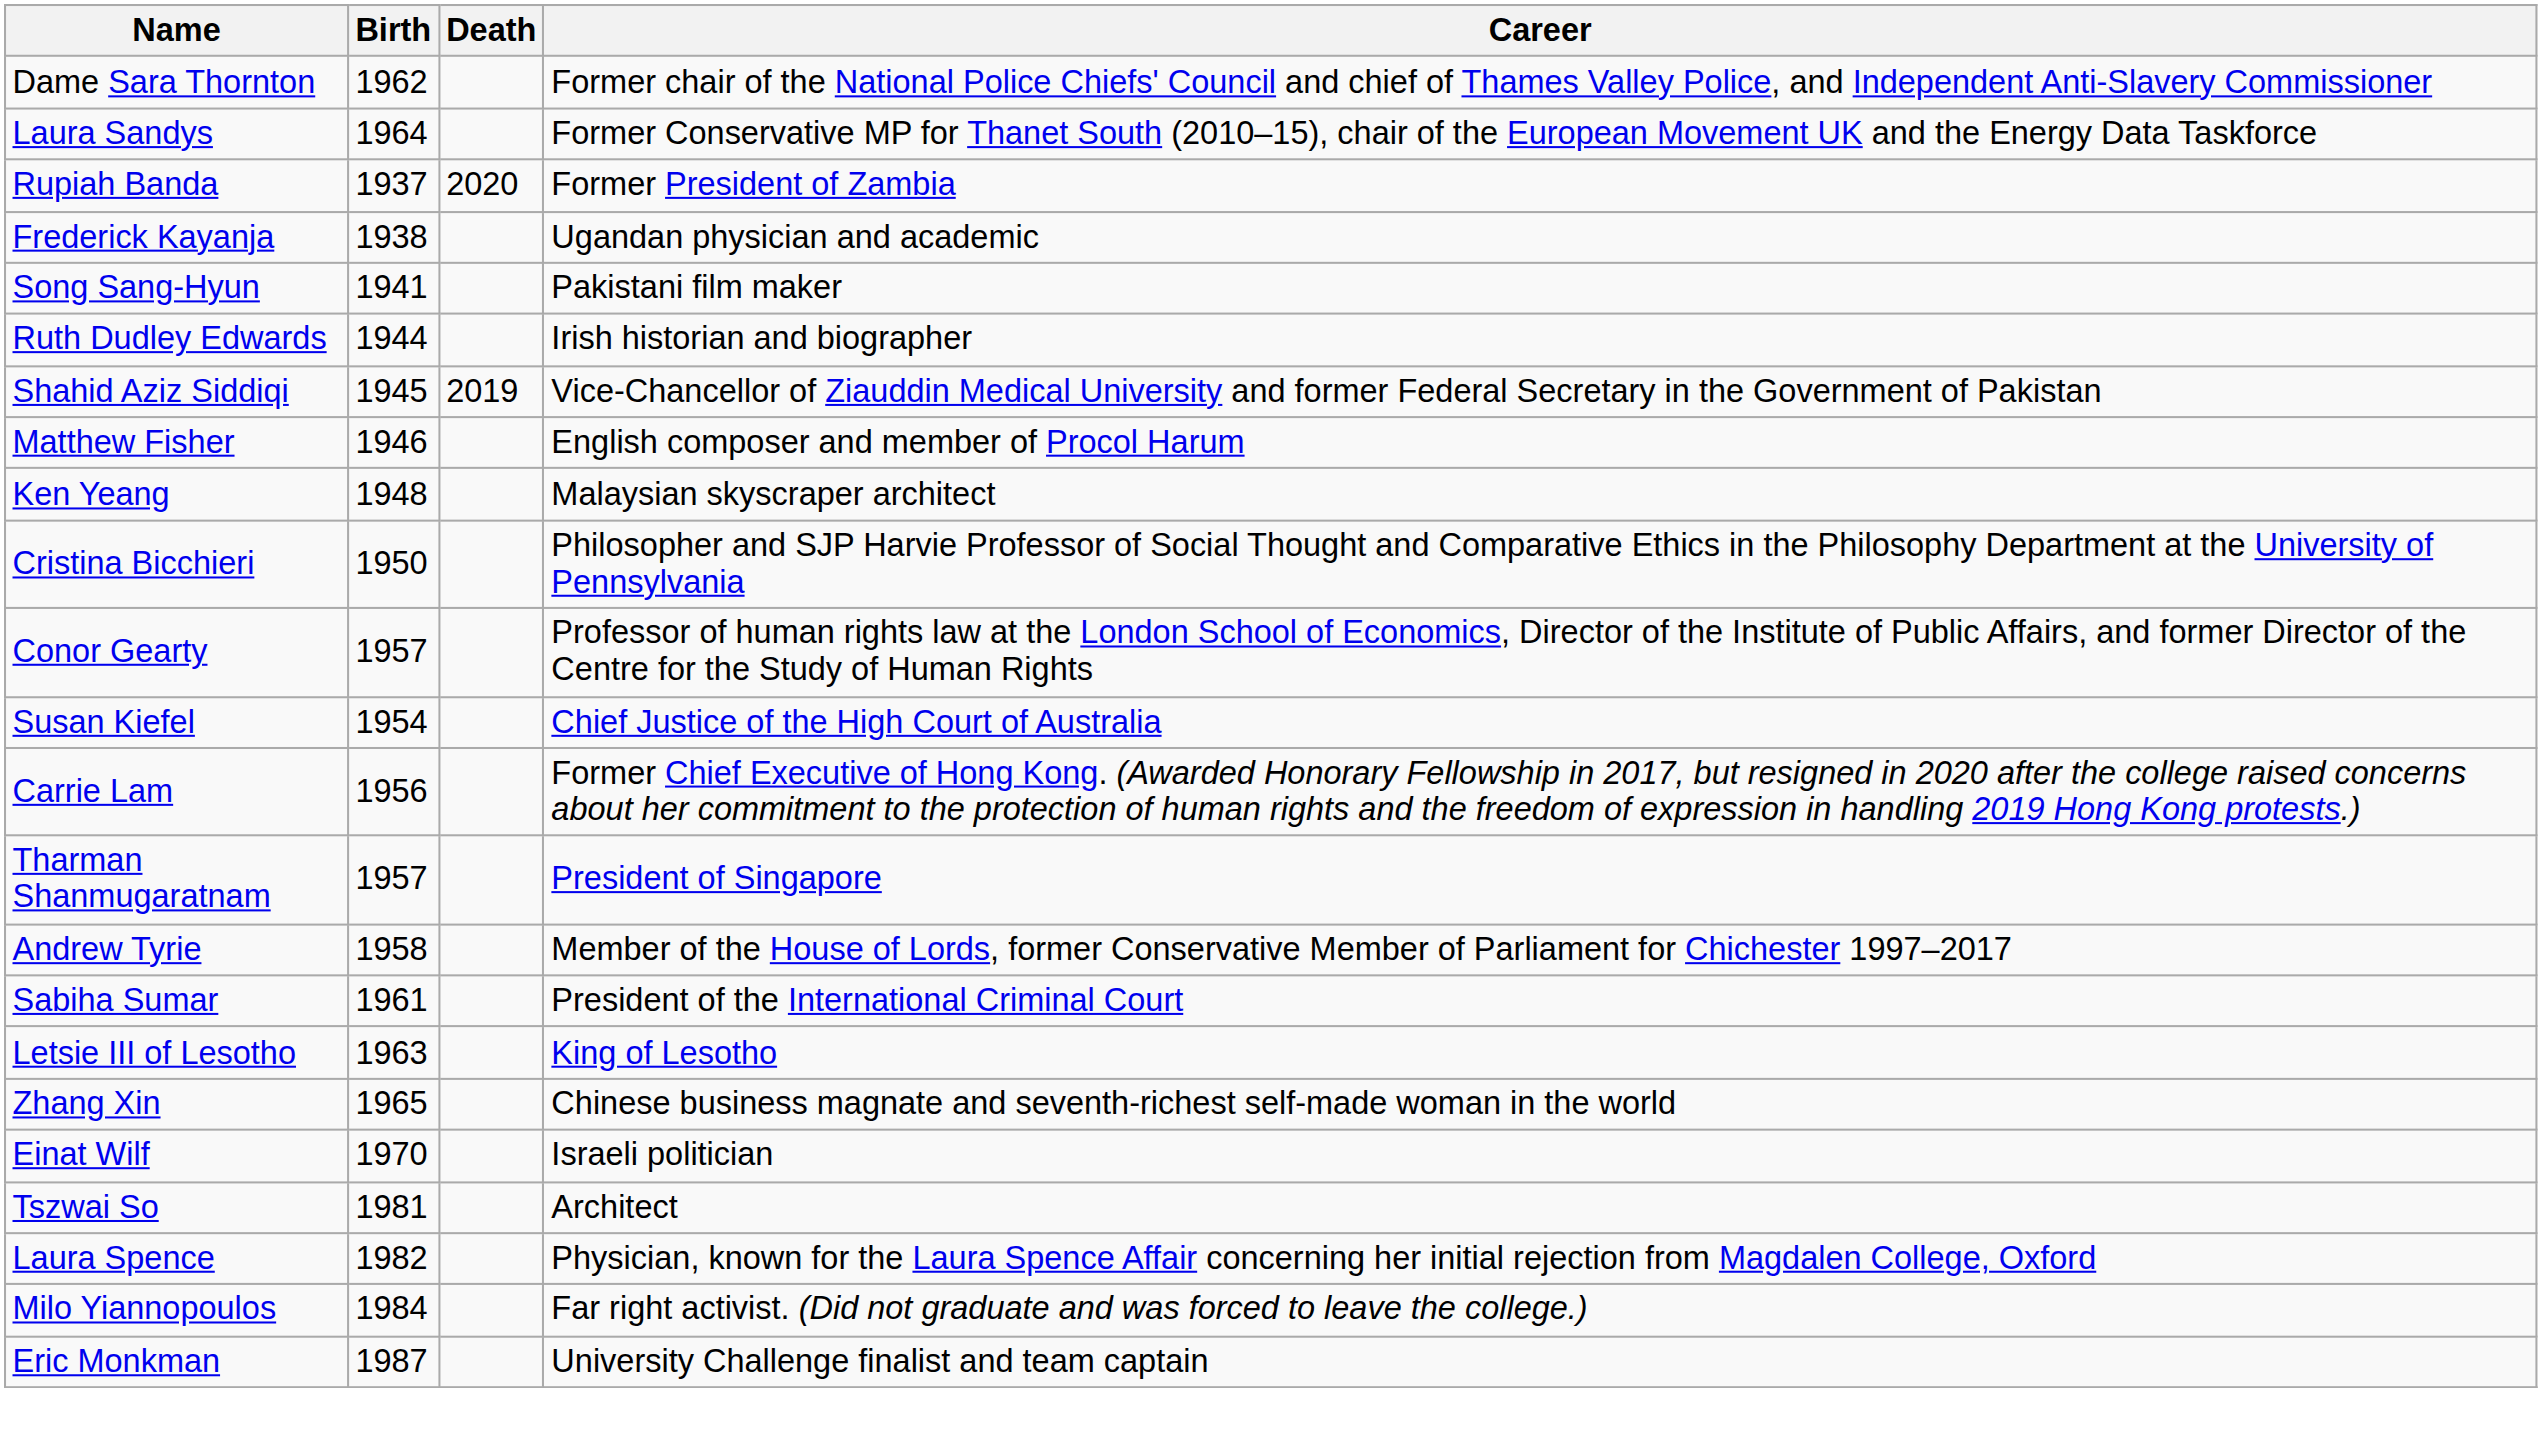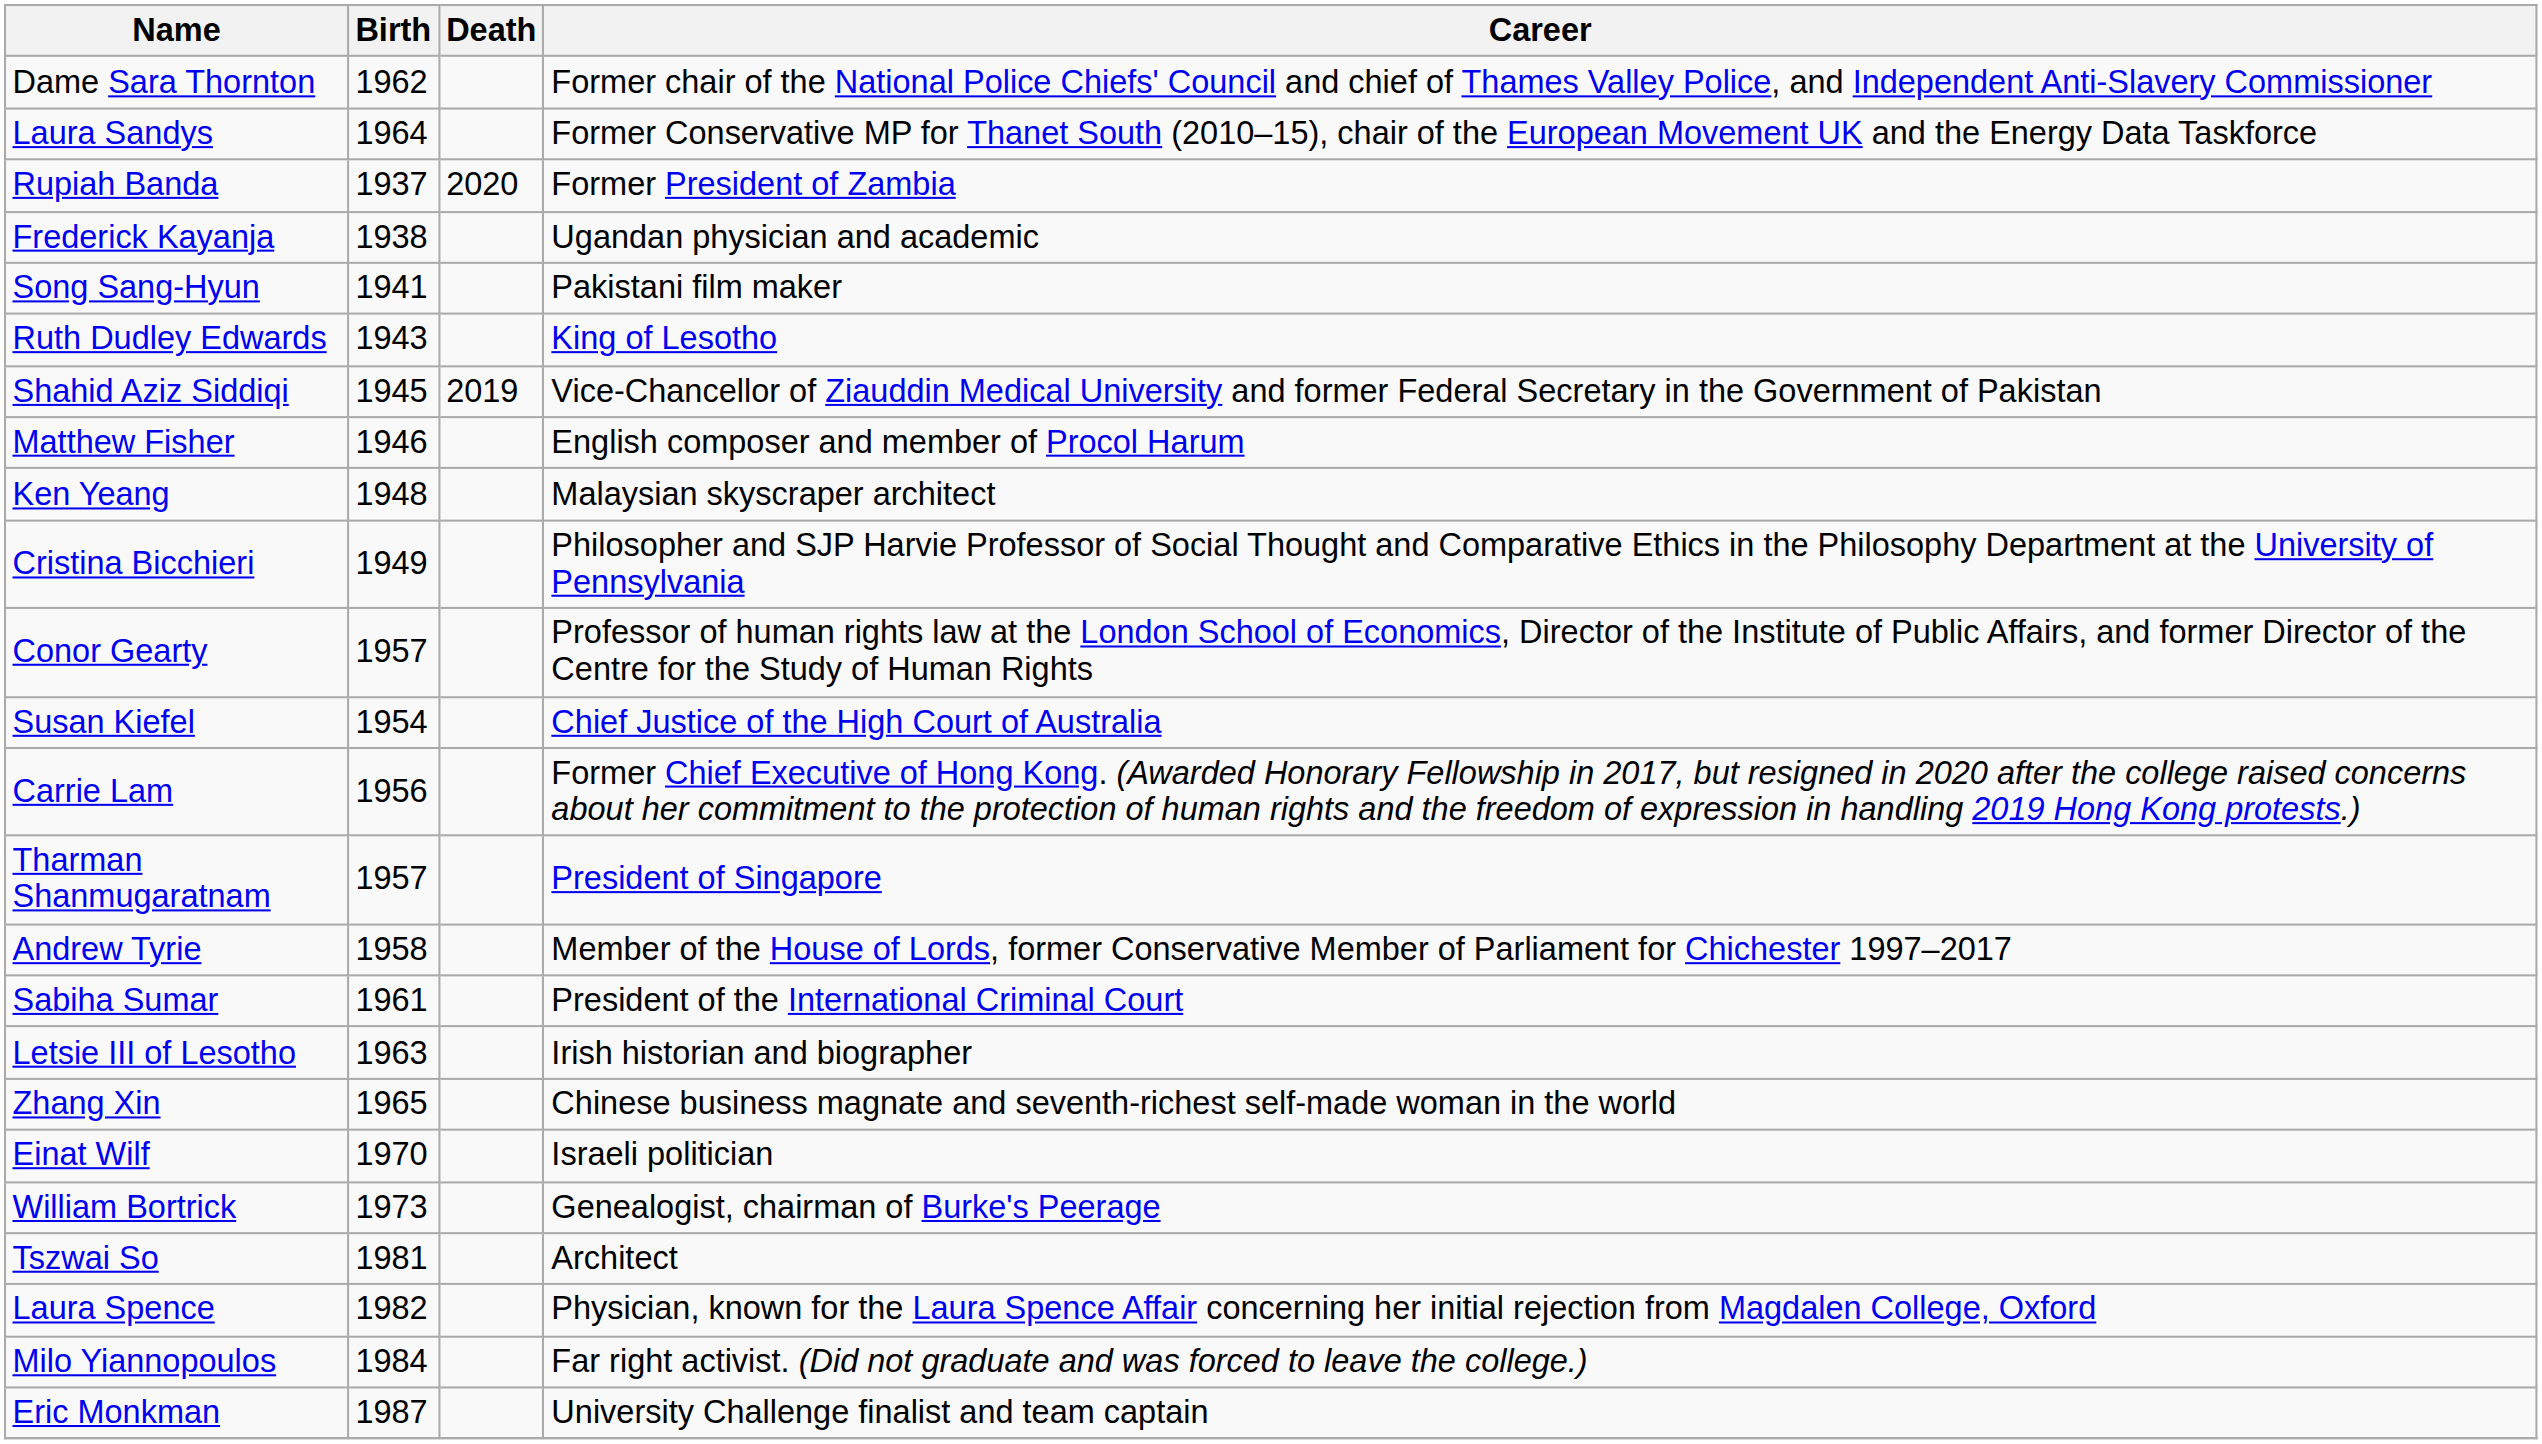(392, 339) 1944 -> (392, 339) 1943
(762, 339) Irish historian and biographer -> (664, 339) King of Lesotho
(392, 563) 1950 -> (392, 563) 1949
(664, 1052) King of Lesotho -> (762, 1052) Irish historian and biographer
+ row: (124, 1206)
